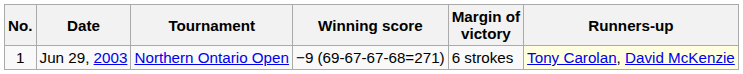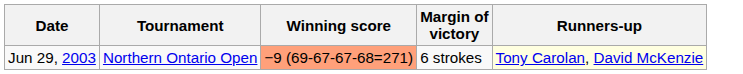- column: (20, 25)
(370, 58) no background -> (339, 58) lightsalmon background
